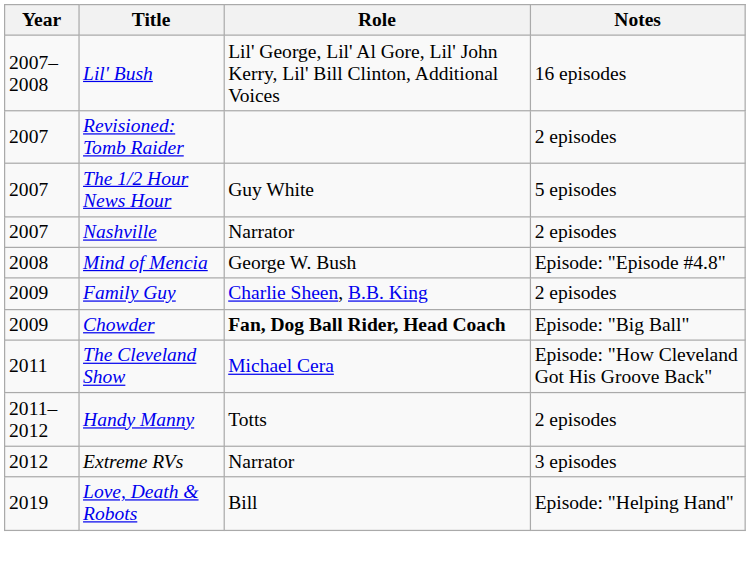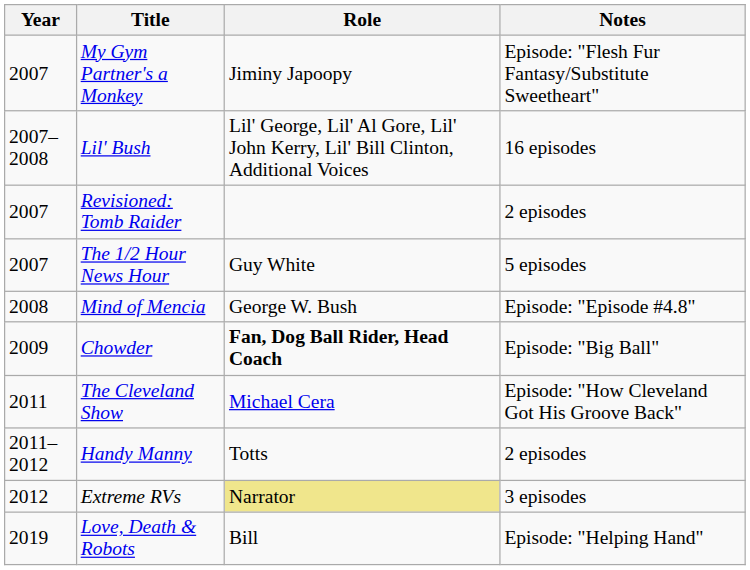+ row: (124, 72)
- row: (120, 231)
- row: (129, 293)
(261, 461) no background -> (262, 496) khaki background
